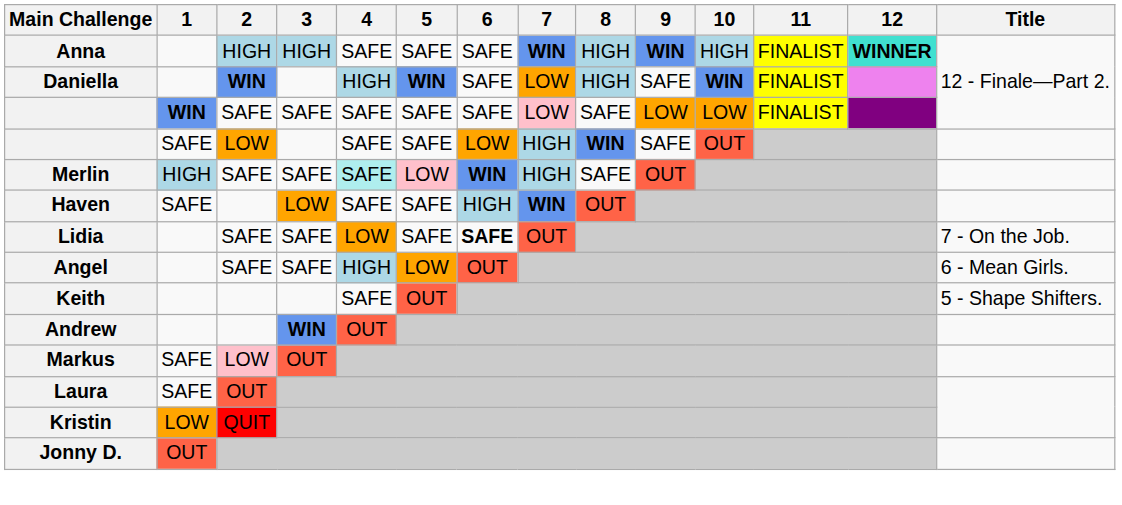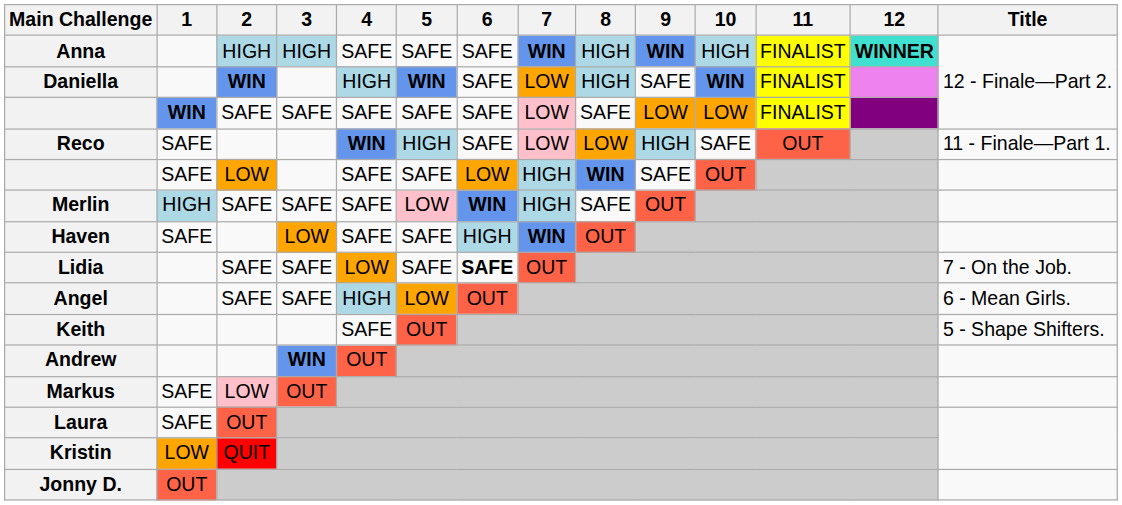+ row: (81, 143)
(367, 174) paleturquoise background -> (367, 205) no background
